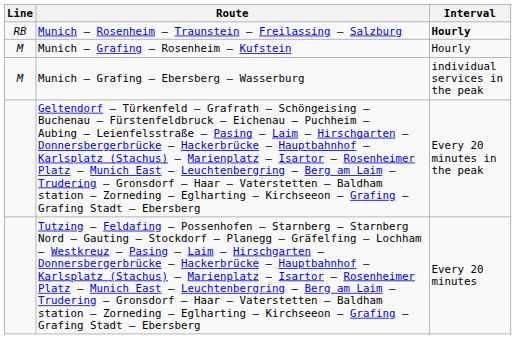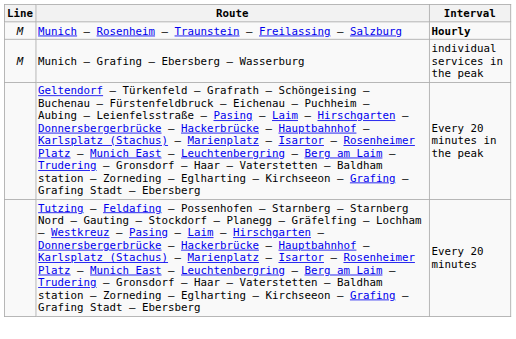(20, 31) RB -> (20, 31) M
- row: (165, 48)
